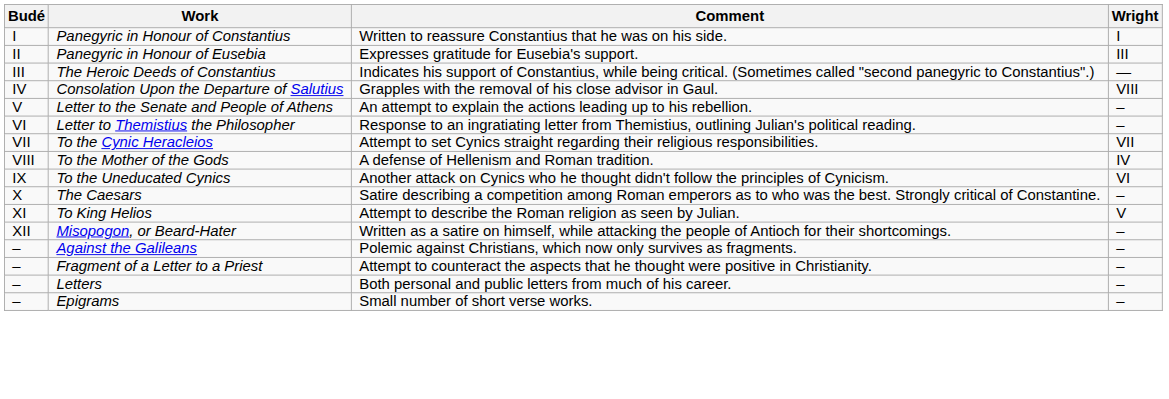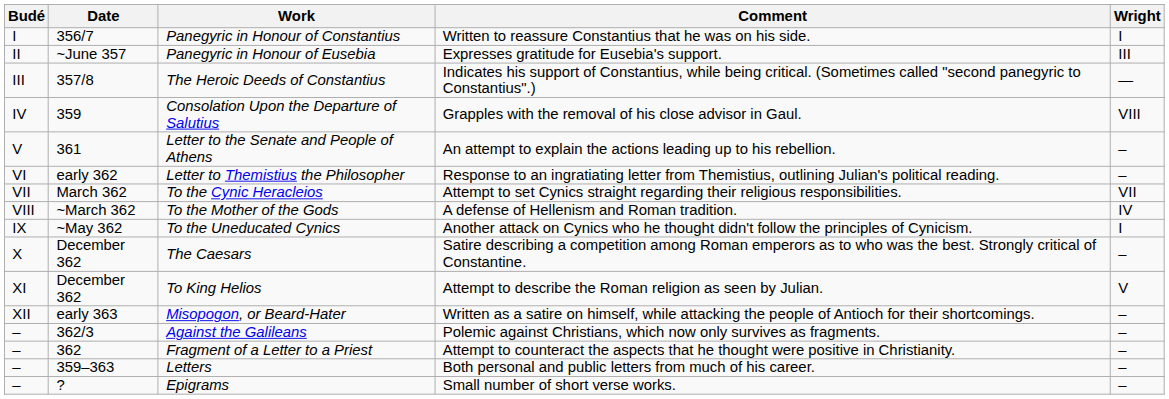+ column: (103, 16)
(1123, 178) VI -> (1120, 228) I
